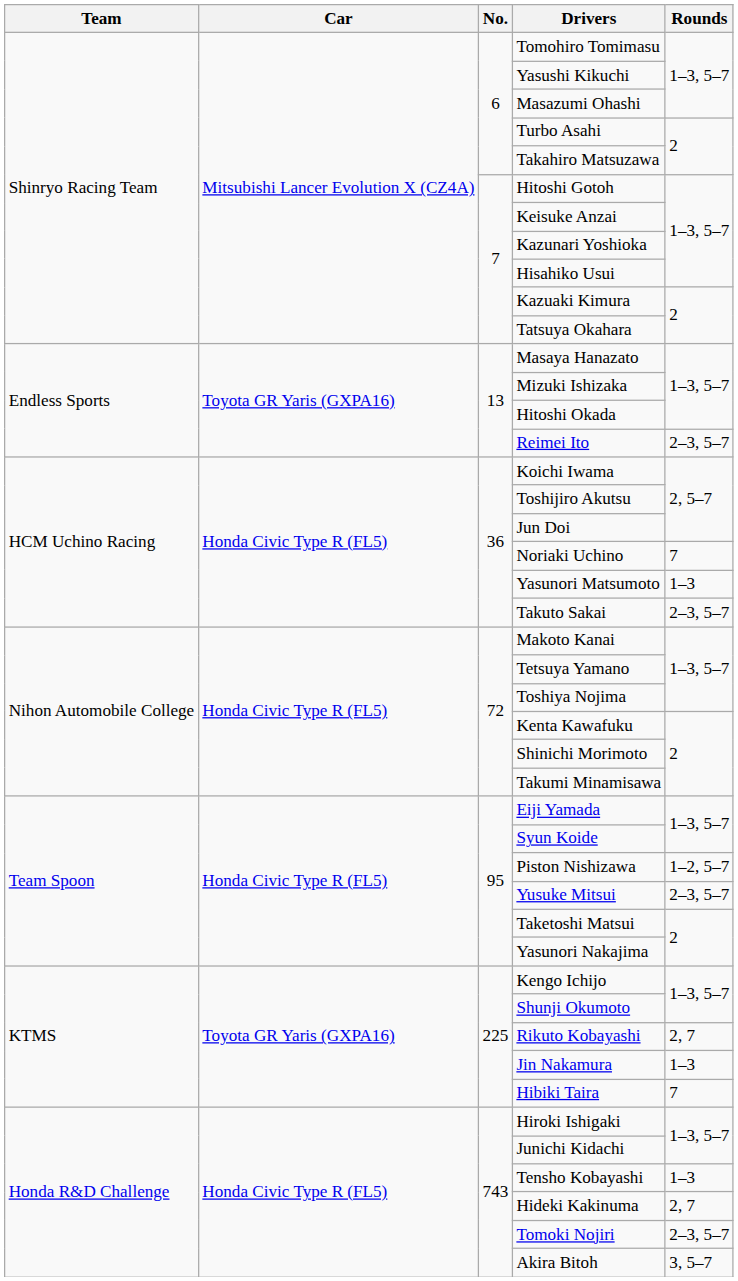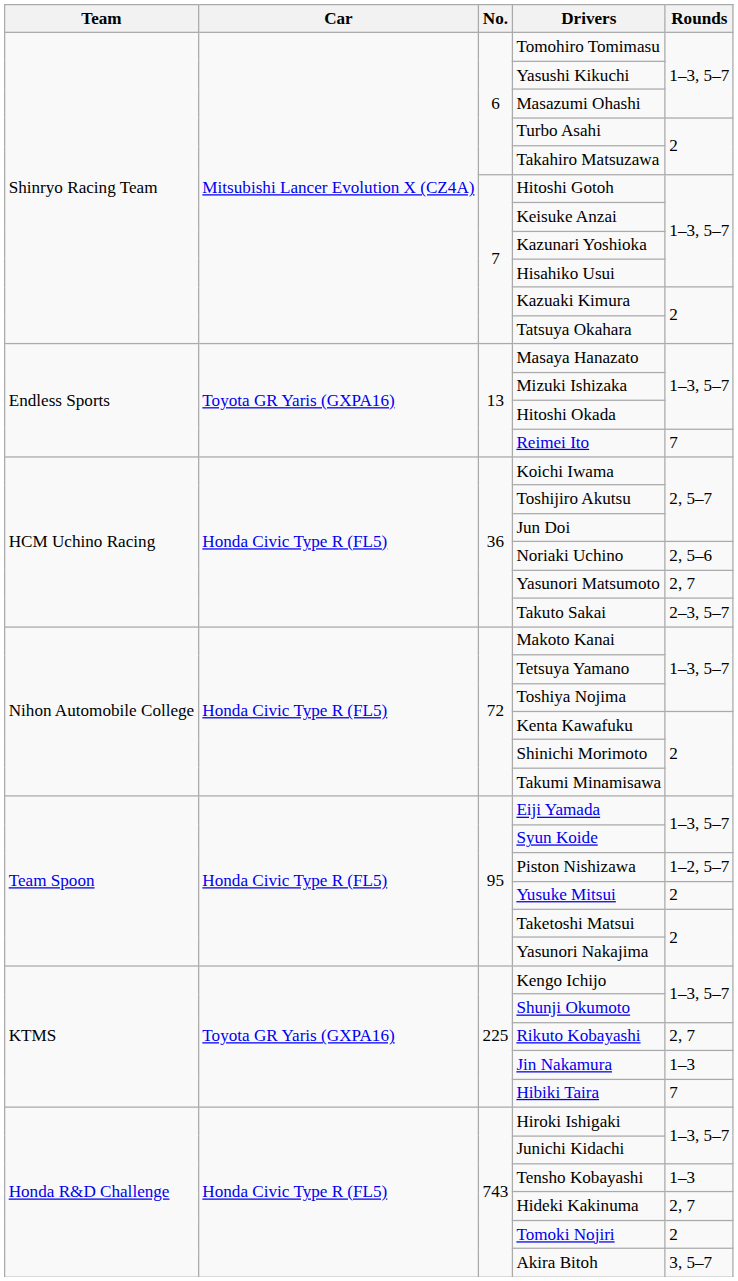(699, 442) 2–3, 5–7 -> (674, 442) 7
(674, 555) 7 -> (691, 555) 2, 5–6
(682, 583) 1–3 -> (682, 583) 2, 7
(699, 894) 2–3, 5–7 -> (674, 894) 2
(699, 1233) 2–3, 5–7 -> (674, 1233) 2
